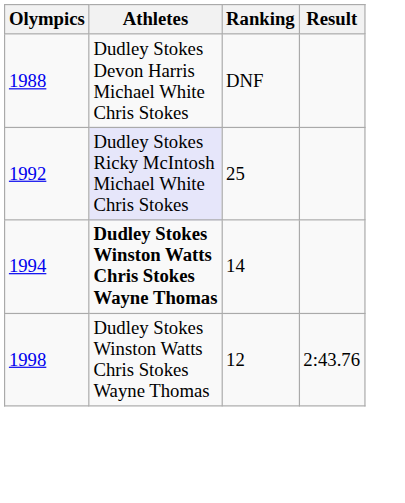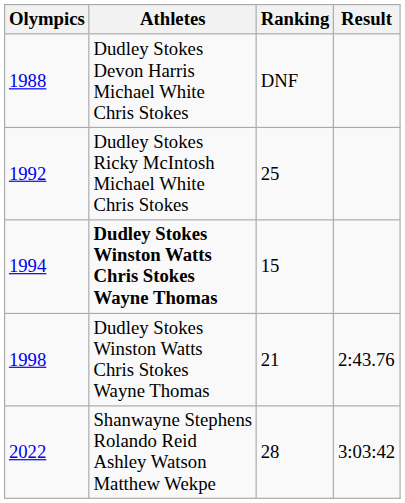(154, 173) lavender background -> (154, 173) no background
(235, 266) 14 -> (270, 266) 15
(235, 359) 12 -> (270, 359) 21
+ row: (28, 452)
